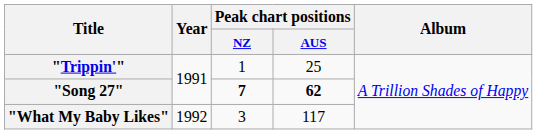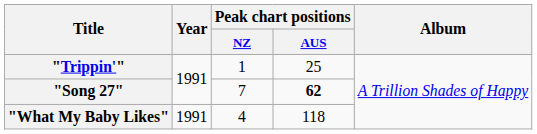(242, 91) bold -> (242, 91) normal
(192, 116) 1992 -> (192, 116) 1991
(242, 116) 3 -> (242, 116) 4
(314, 116) 117 -> (314, 116) 118
